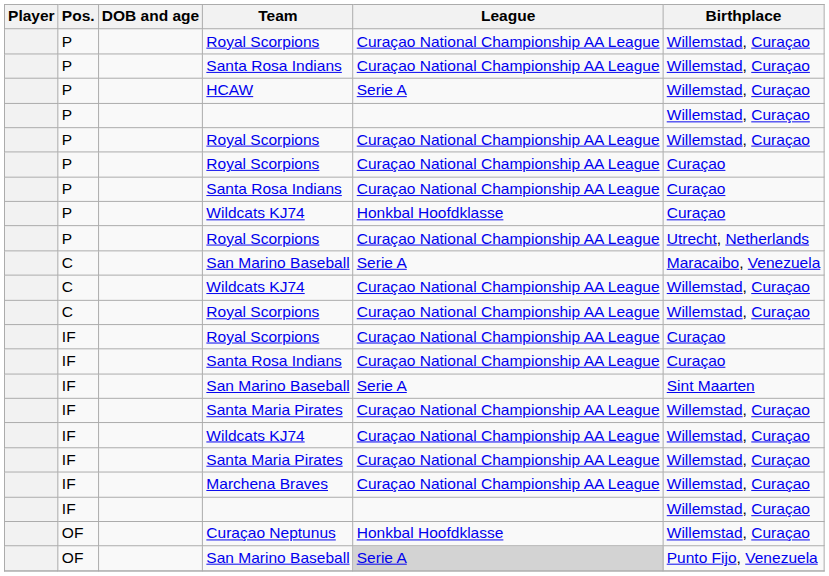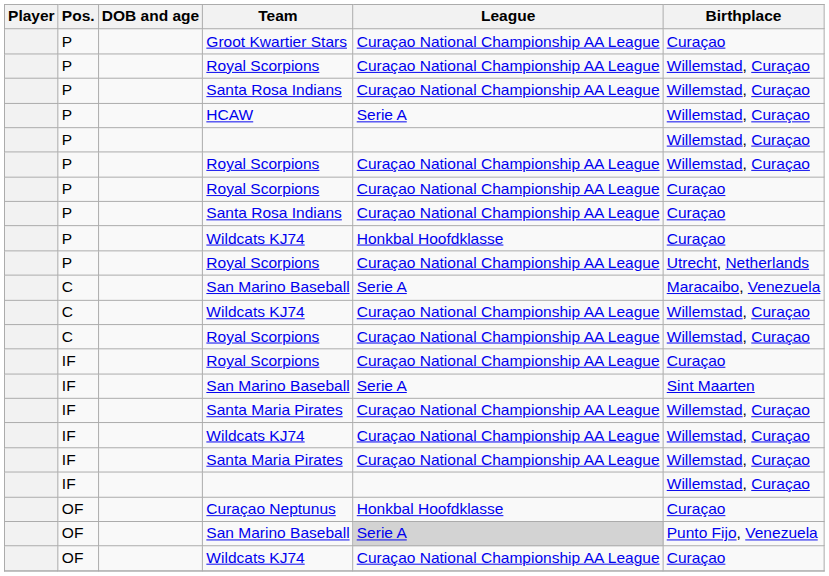+ row: (67, 41)
- row: (69, 361)
- row: (69, 484)
(738, 533) Willemstad, Curaçao -> (696, 509) Curaçao
+ row: (73, 558)
